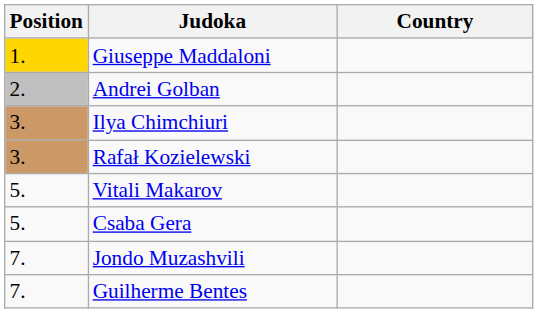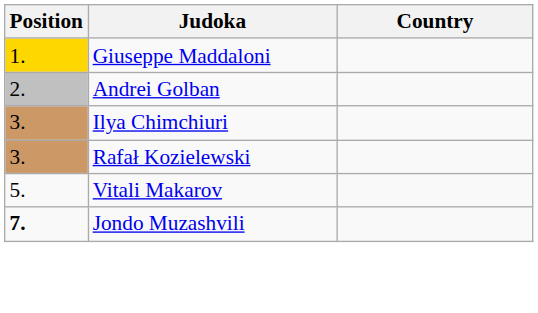- row: (142, 223)
(18, 257) normal -> (18, 223) bold
- row: (170, 291)
